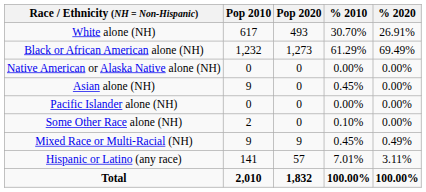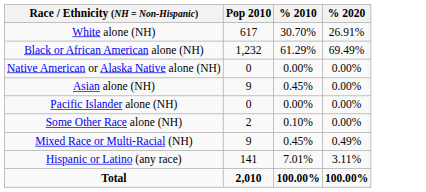- column: (299, 13)
